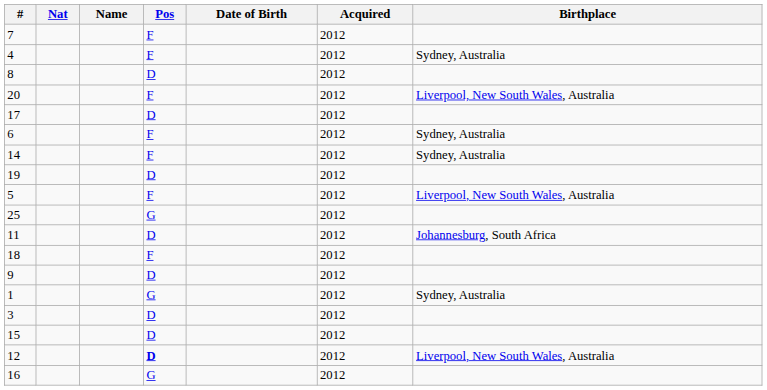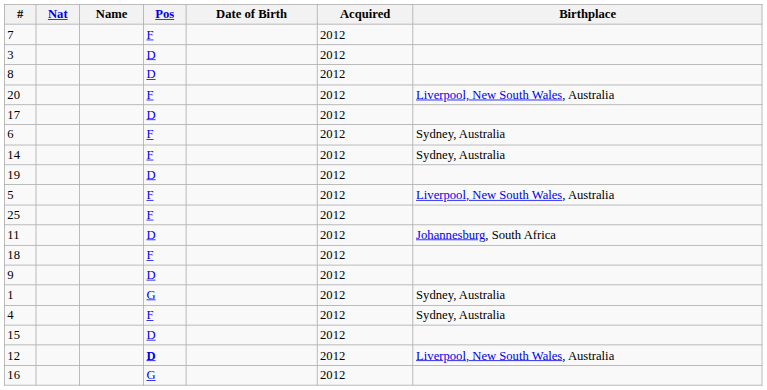rows swapped: (10, 315) <-> (10, 54)
(151, 214) G -> (150, 214) F
